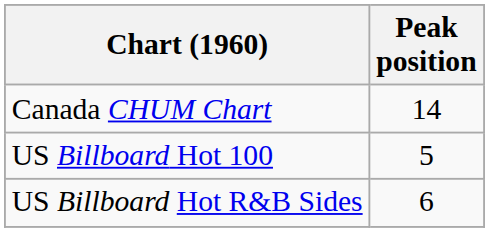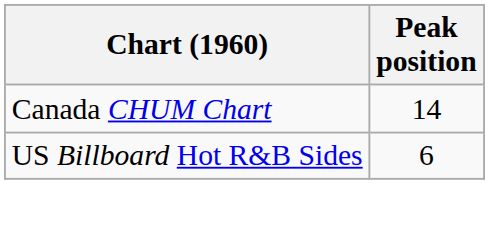- row: (142, 155)
